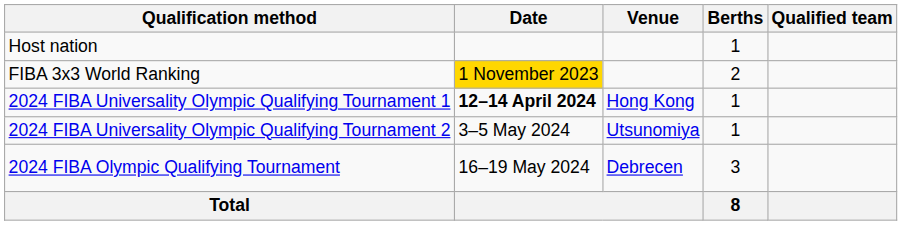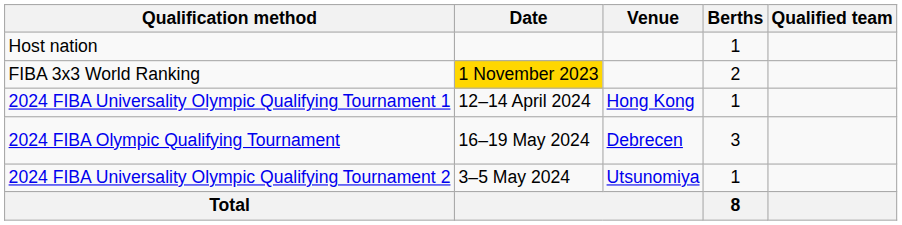(527, 102) bold -> (525, 102) normal
rows swapped: (230, 130) <-> (174, 167)
